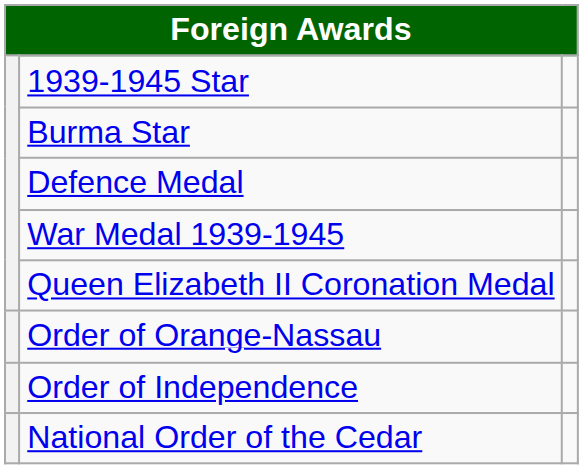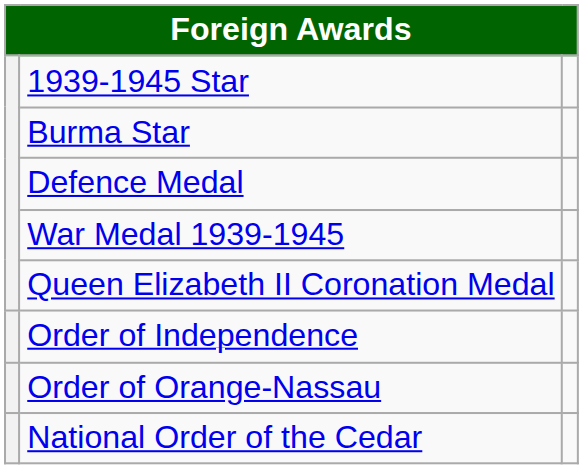rows swapped: (193, 387) <-> (204, 336)
